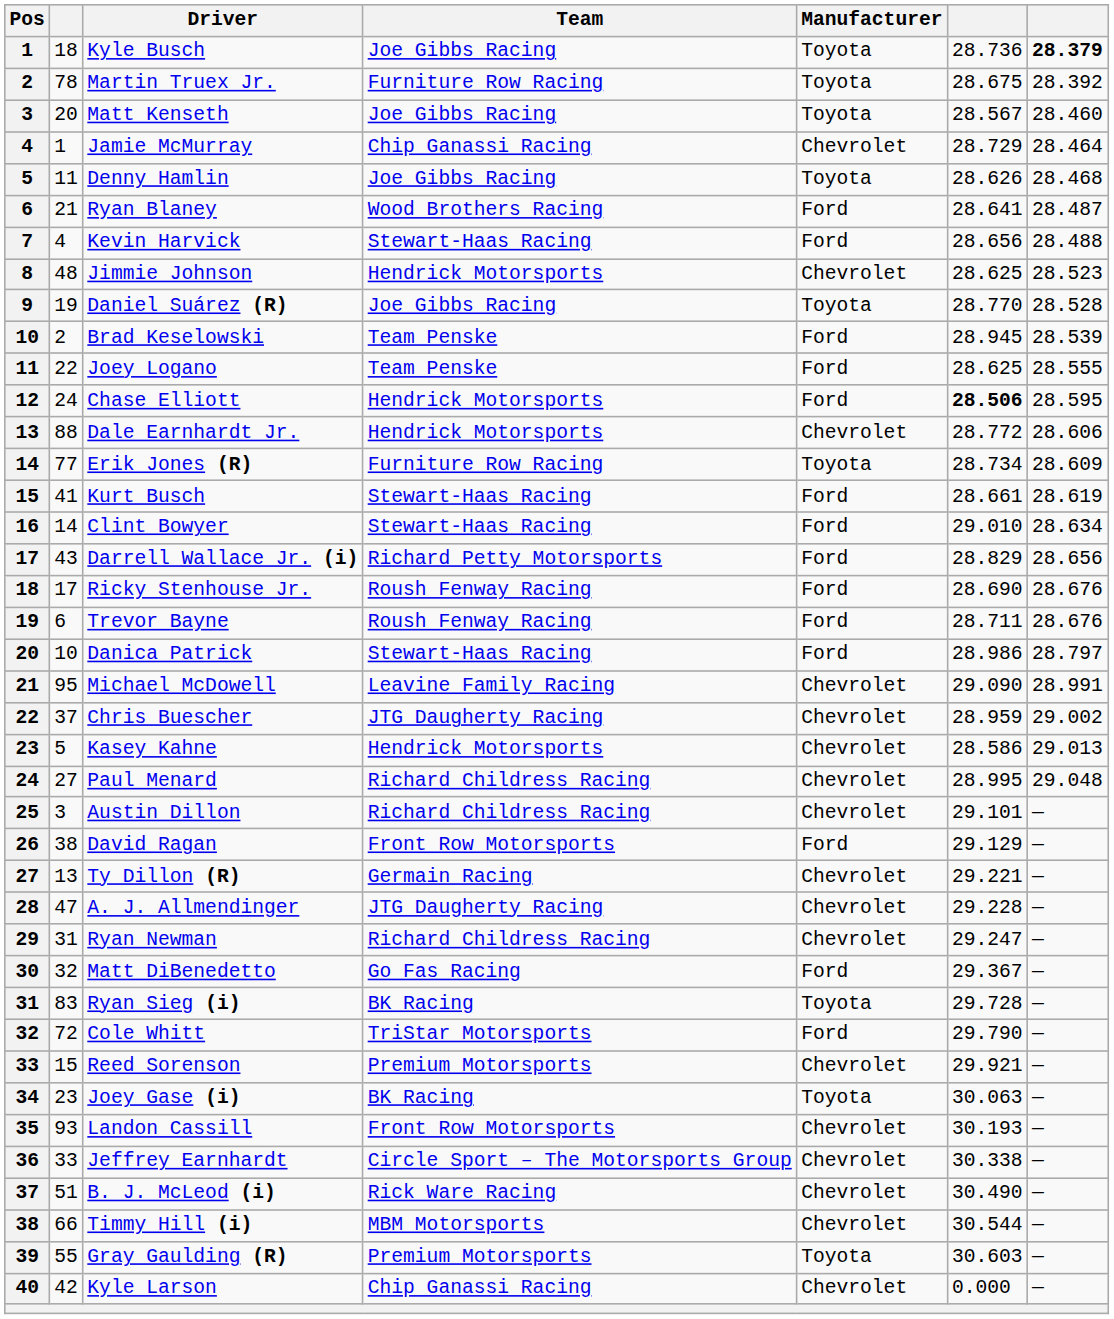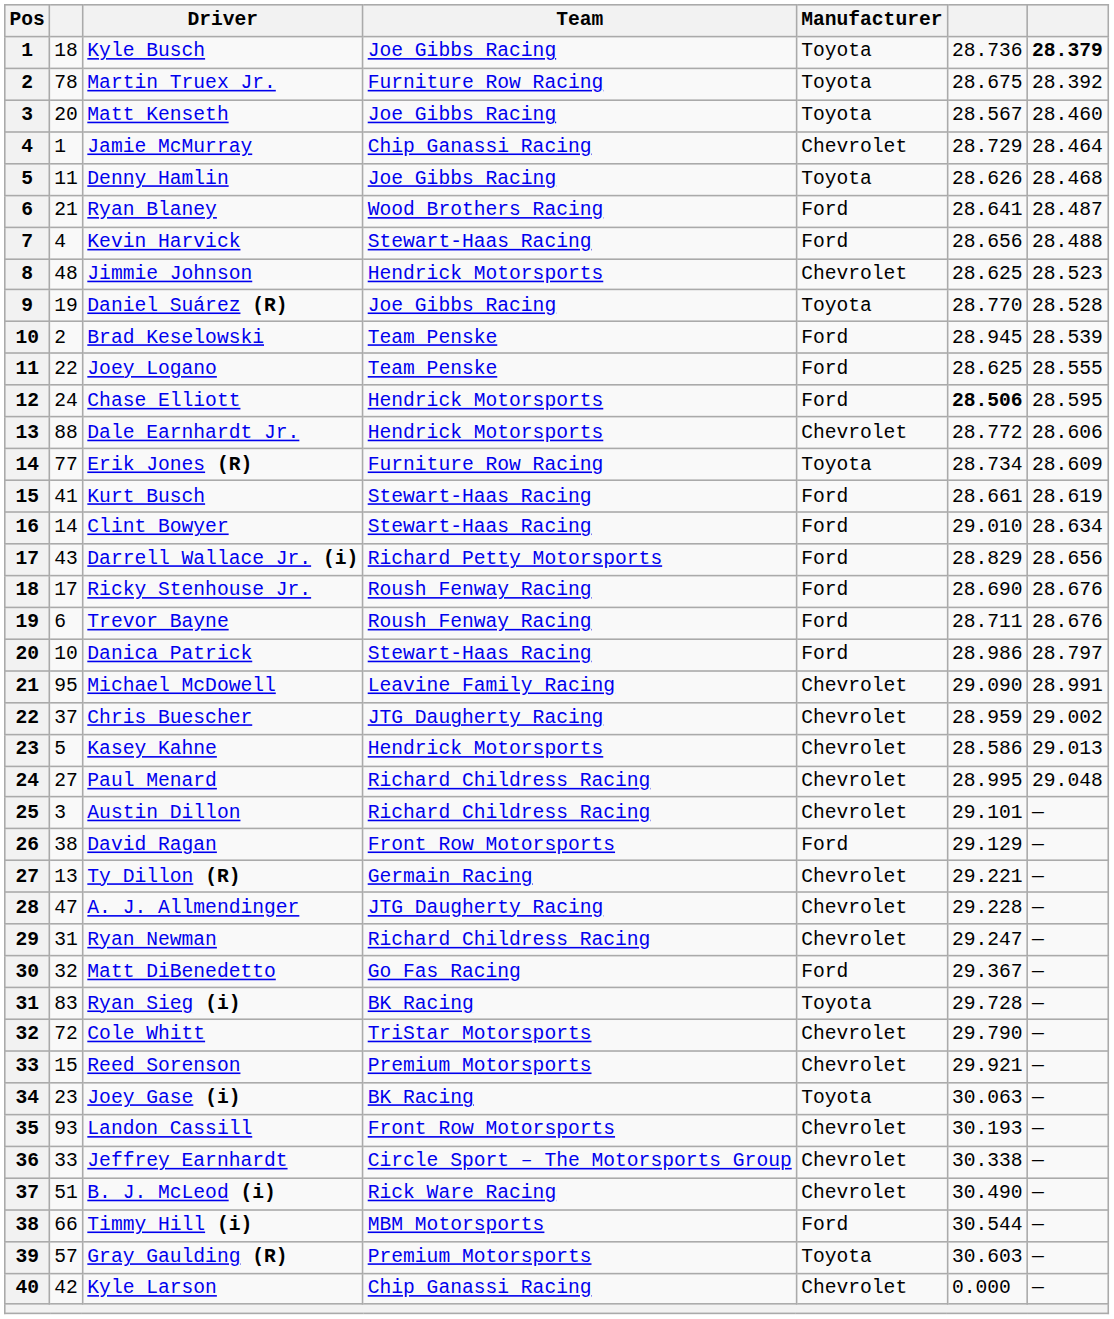(825, 1035) Ford -> (854, 1035) Chevrolet
(854, 1226) Chevrolet -> (825, 1226) Ford
(66, 1257) 55 -> (66, 1257) 57
